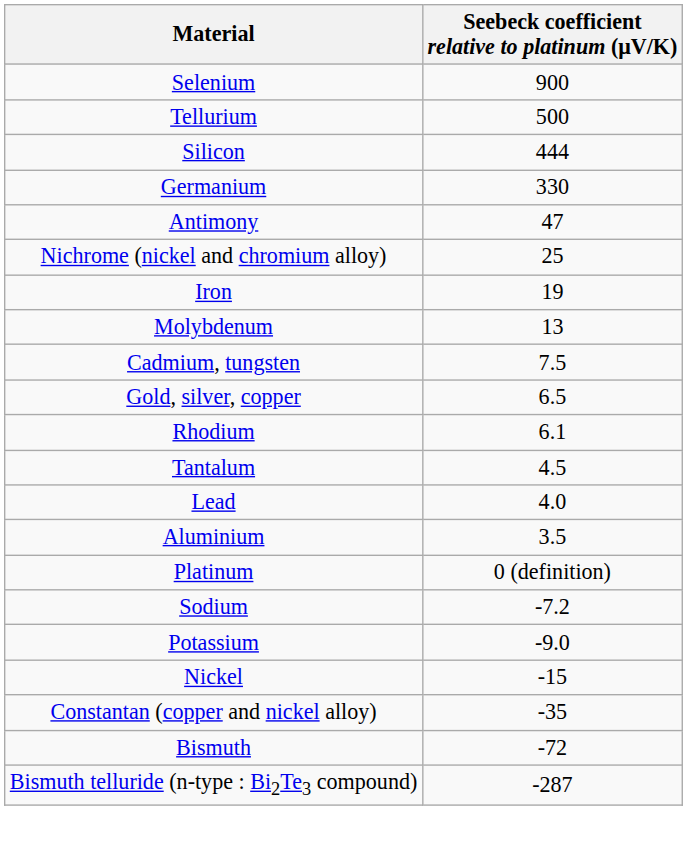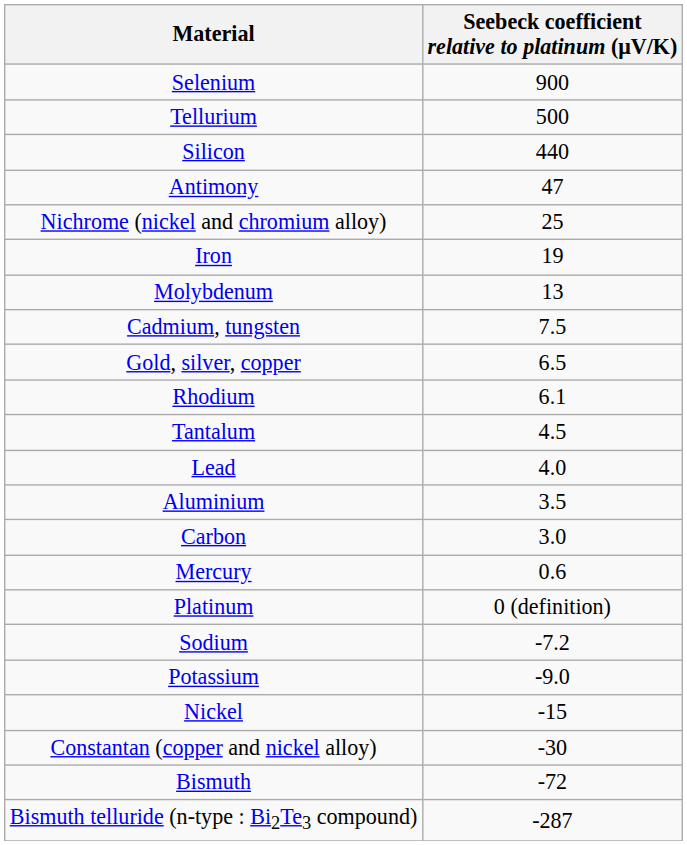(552, 151) 444 -> (552, 151) 440
- row: (214, 186)
+ row: (214, 537)
+ row: (214, 572)
(552, 712) -35 -> (552, 747) -30
